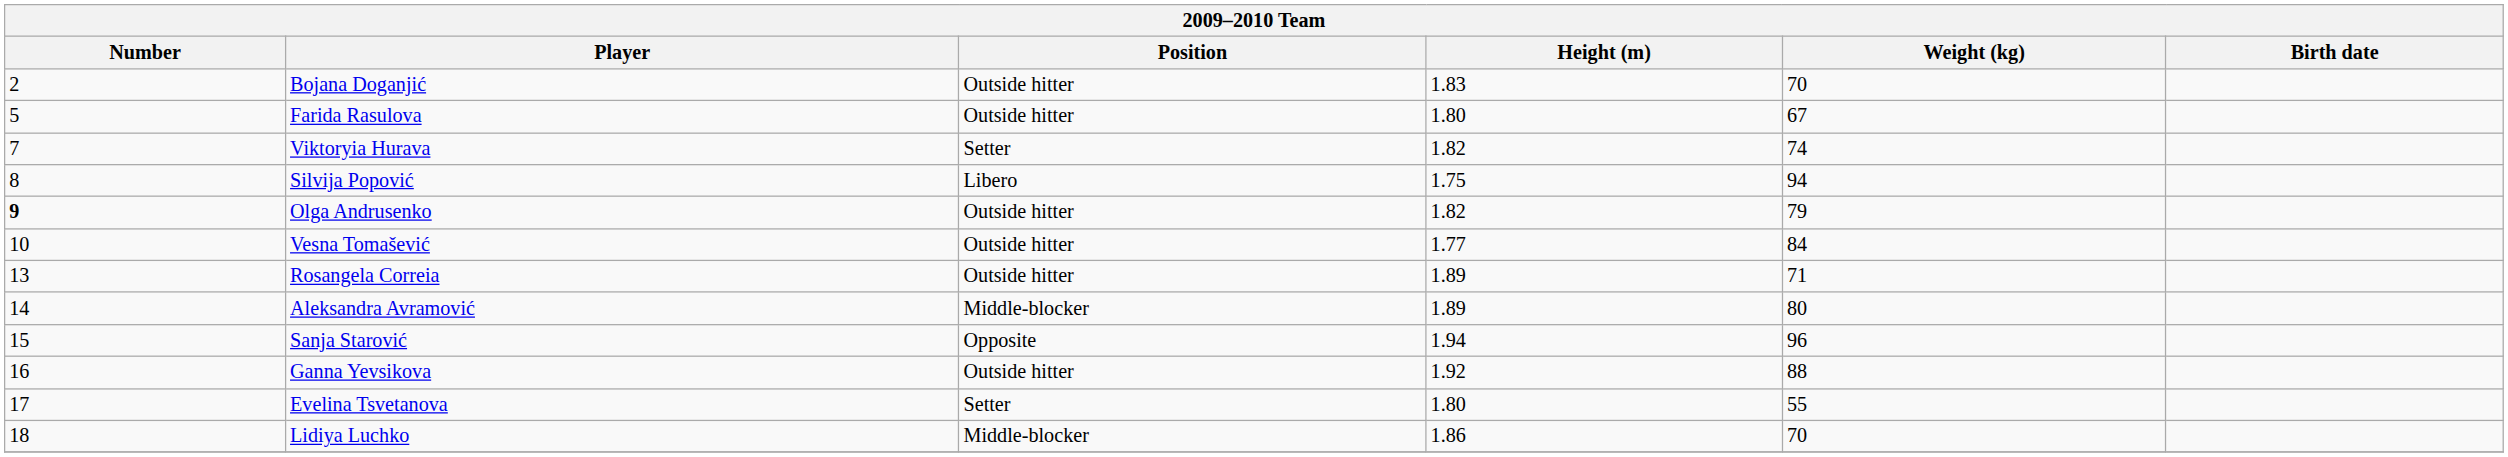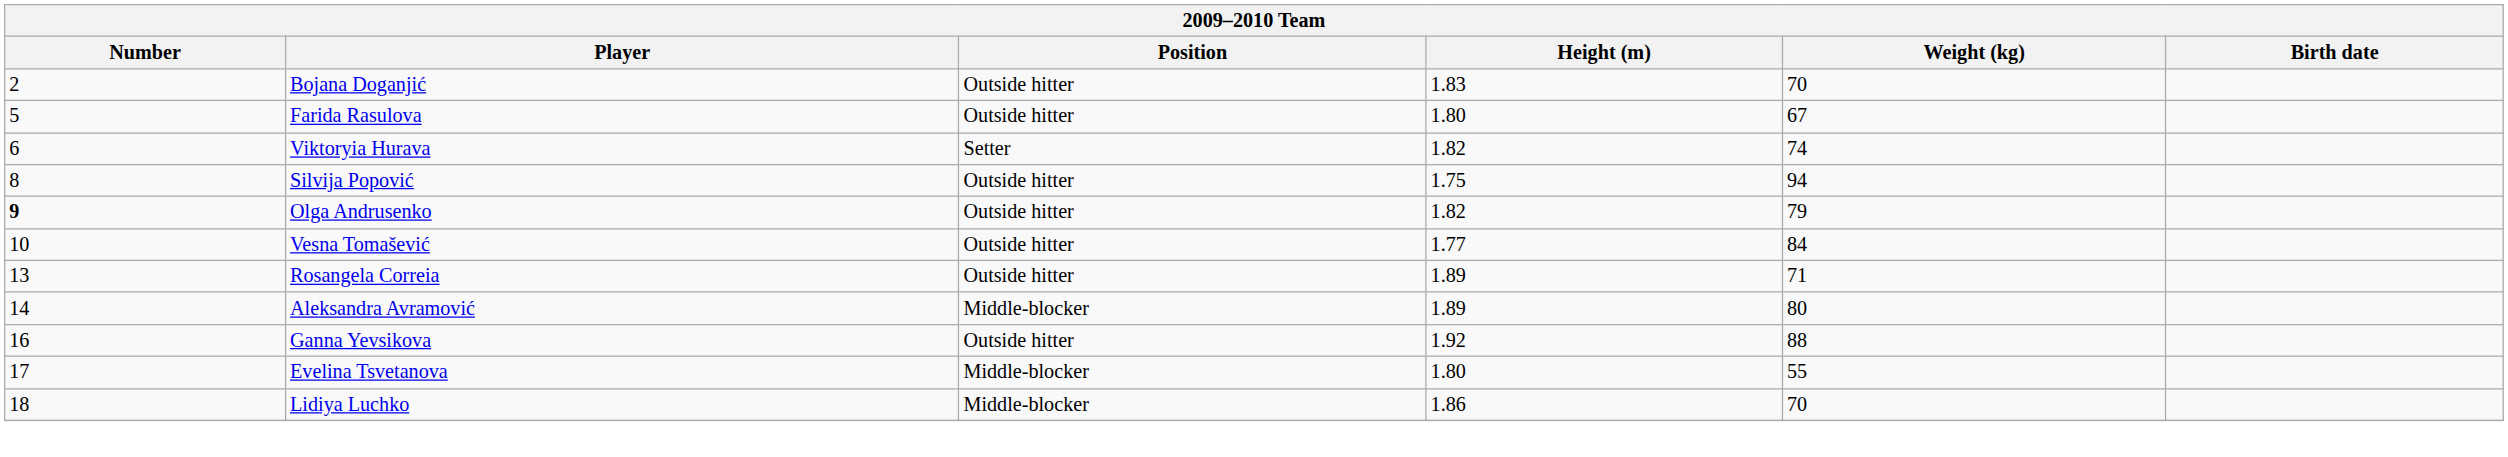(14, 148) 7 -> (14, 148) 6
(990, 180) Libero -> (1019, 180) Outside hitter
- row: (349, 340)
(987, 404) Setter -> (1026, 372) Middle-blocker
